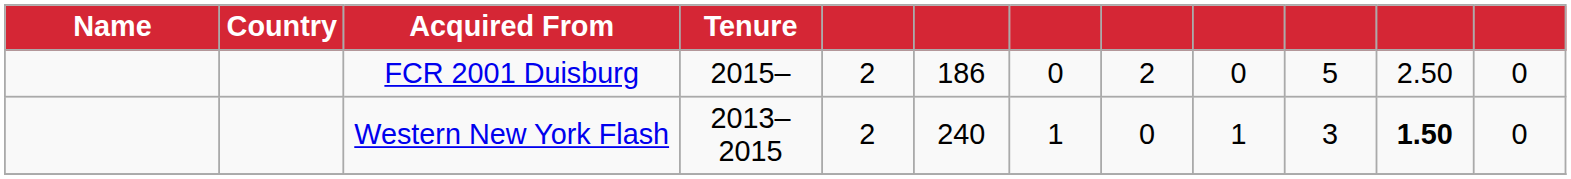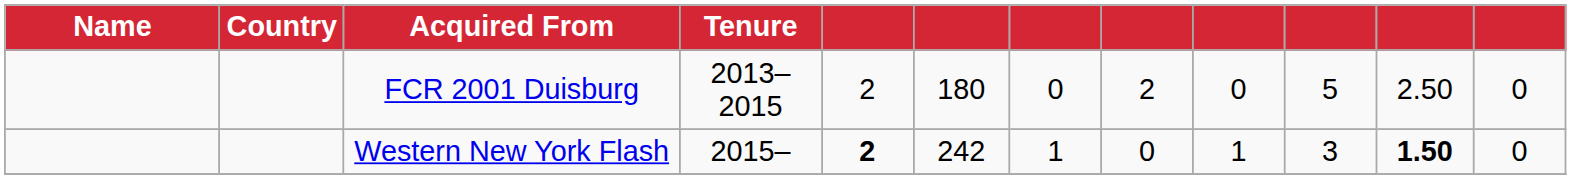(751, 73) 2015– -> (751, 89) 2013–2015
(961, 73) 186 -> (961, 89) 180
(751, 134) 2013–2015 -> (751, 151) 2015–
(867, 134) normal -> (867, 151) bold
(961, 134) 240 -> (961, 151) 242
